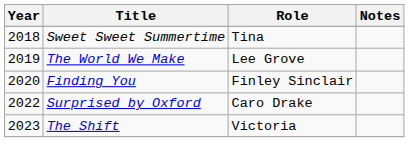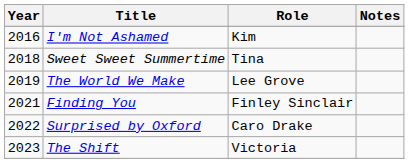+ row: (107, 38)
(24, 82) 2020 -> (24, 104) 2021
